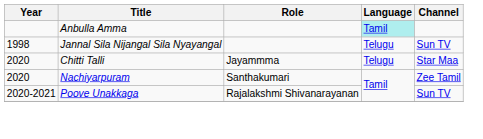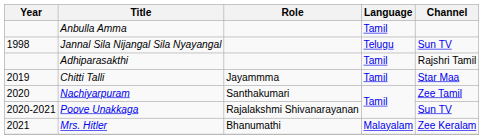(375, 28) paleturquoise background -> (375, 28) no background
+ row: (94, 61)
(18, 61) 2020 -> (18, 77) 2019
(379, 61) Telugu -> (375, 77) Tamil
+ row: (84, 126)
